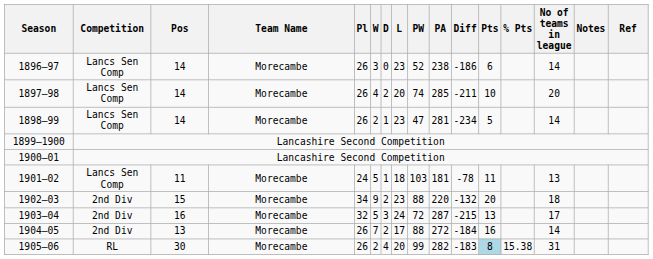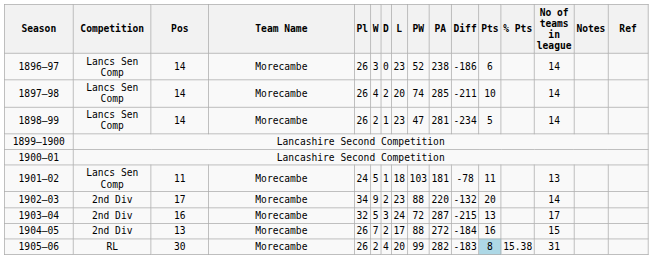(554, 94) 20 -> (554, 94) 14
(180, 200) 15 -> (180, 200) 17
(554, 200) 18 -> (554, 200) 14
(554, 231) 14 -> (554, 231) 15
